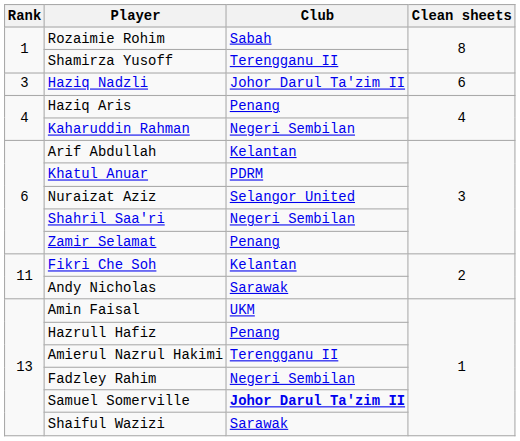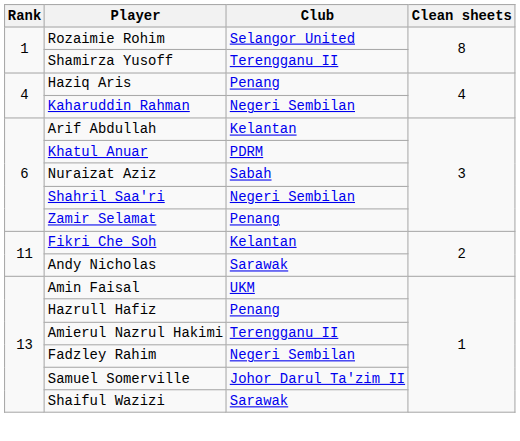(251, 39) Sabah -> (292, 39) Selangor United
- row: (98, 84)
(292, 197) Selangor United -> (251, 175) Sabah
(317, 401) bold -> (317, 379) normal
